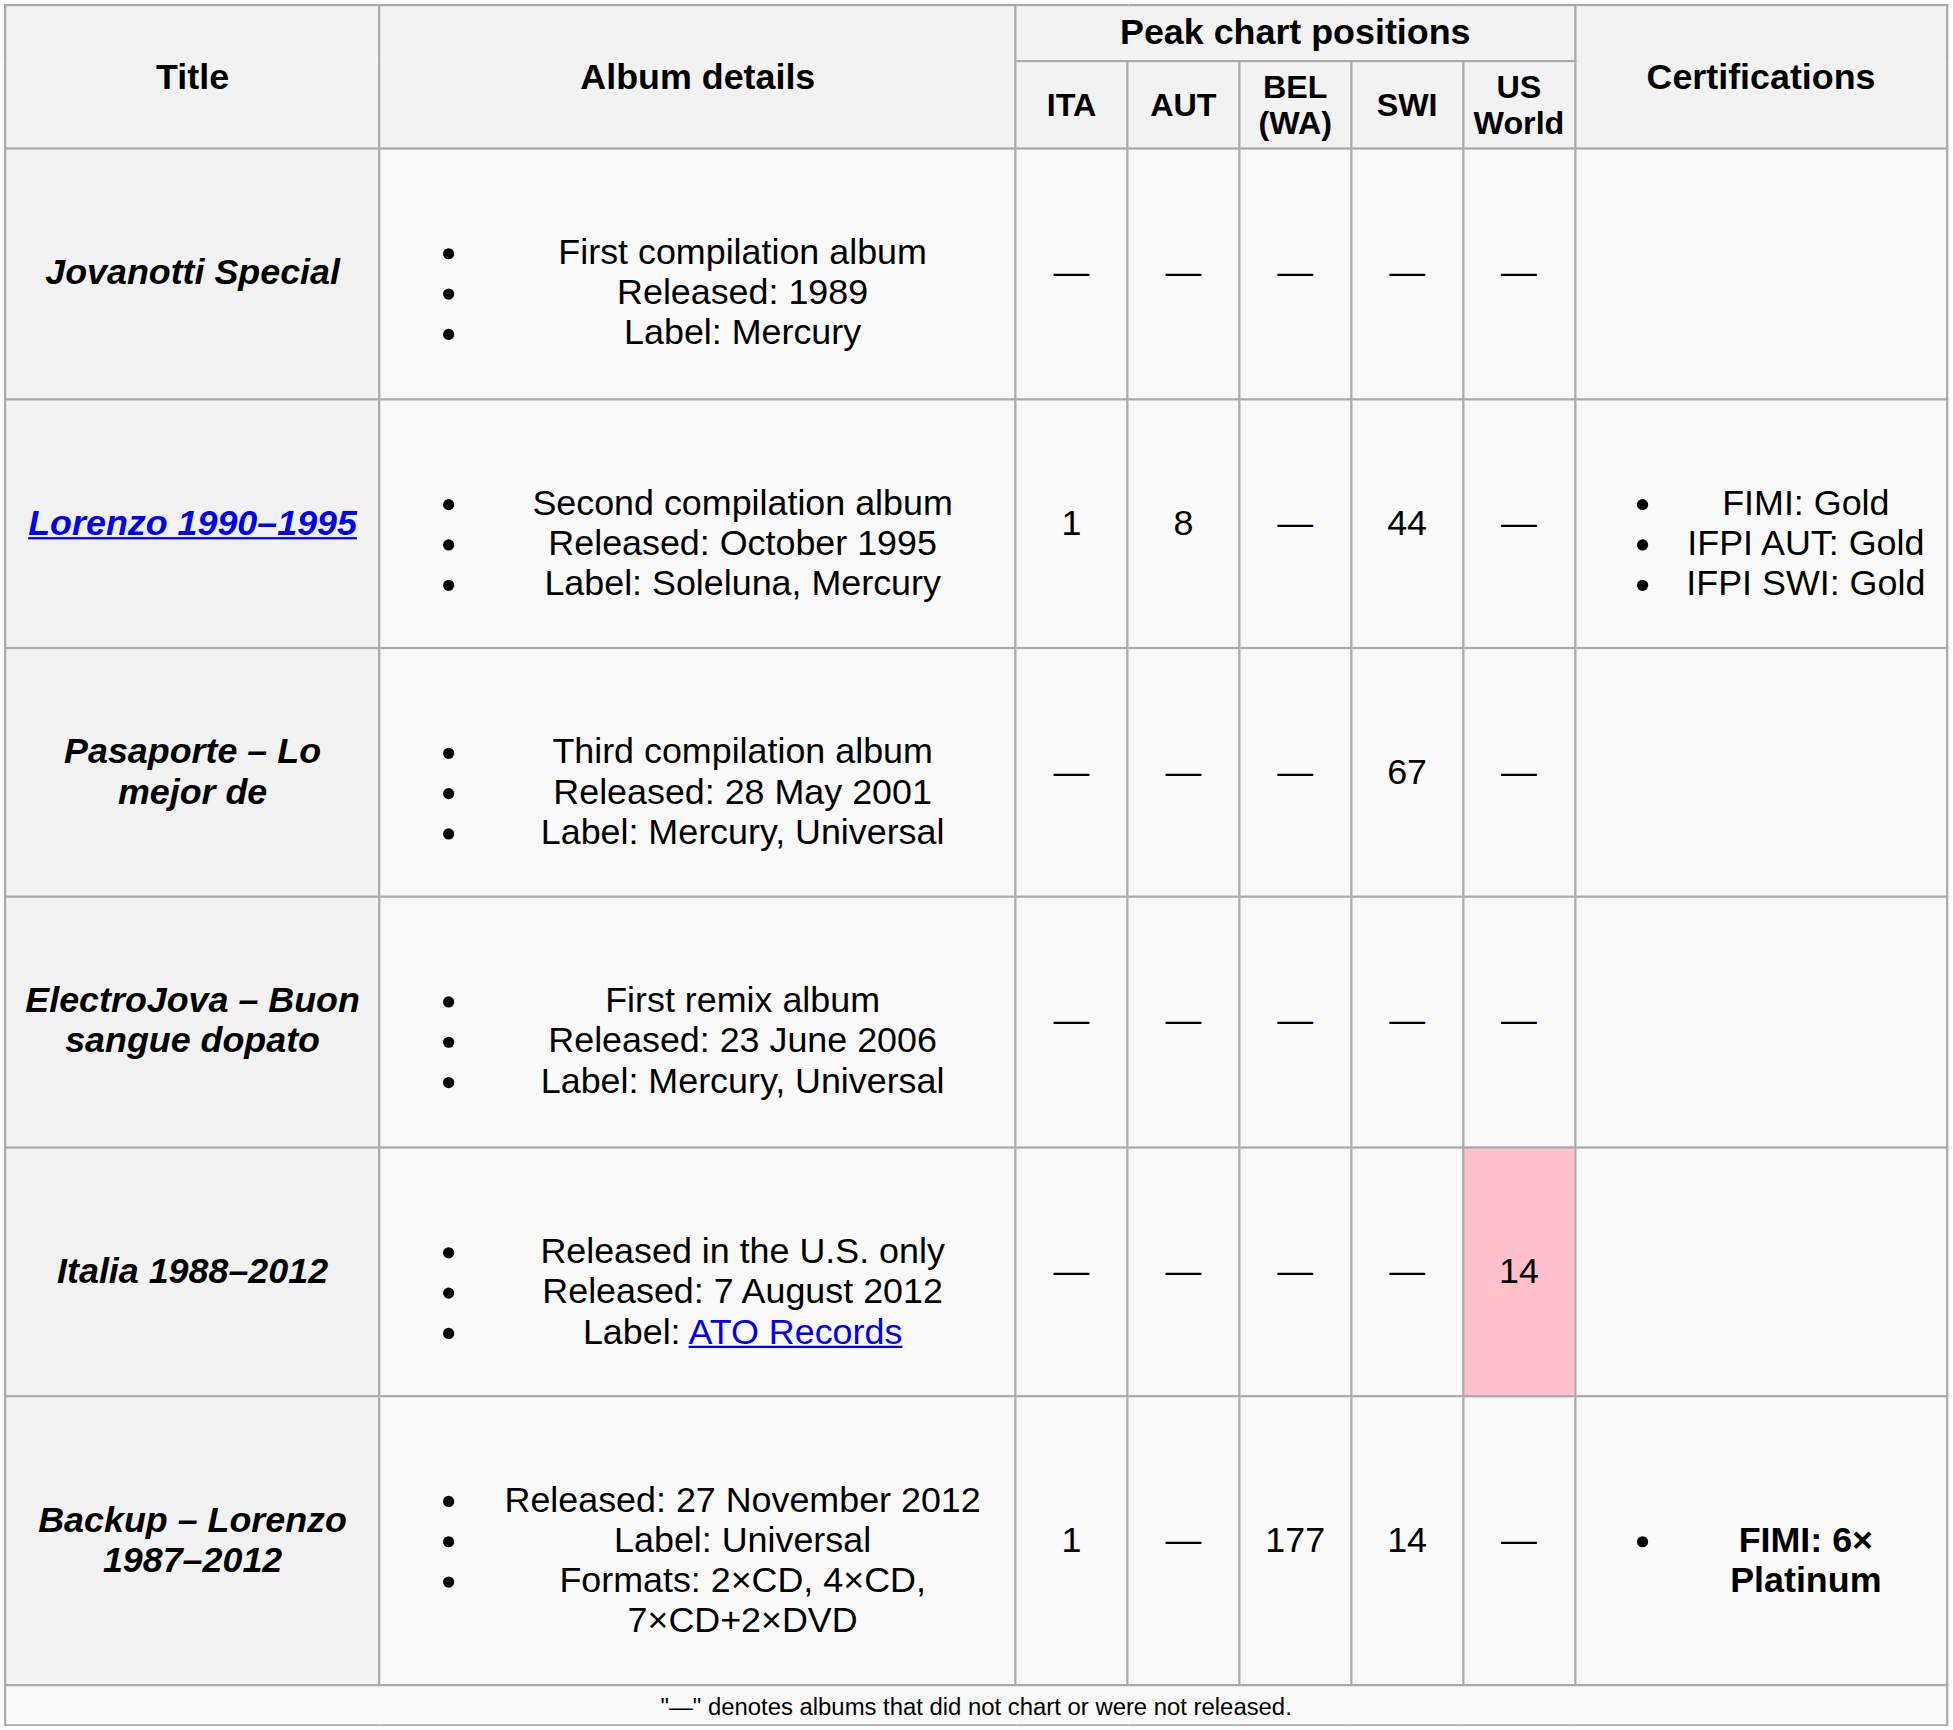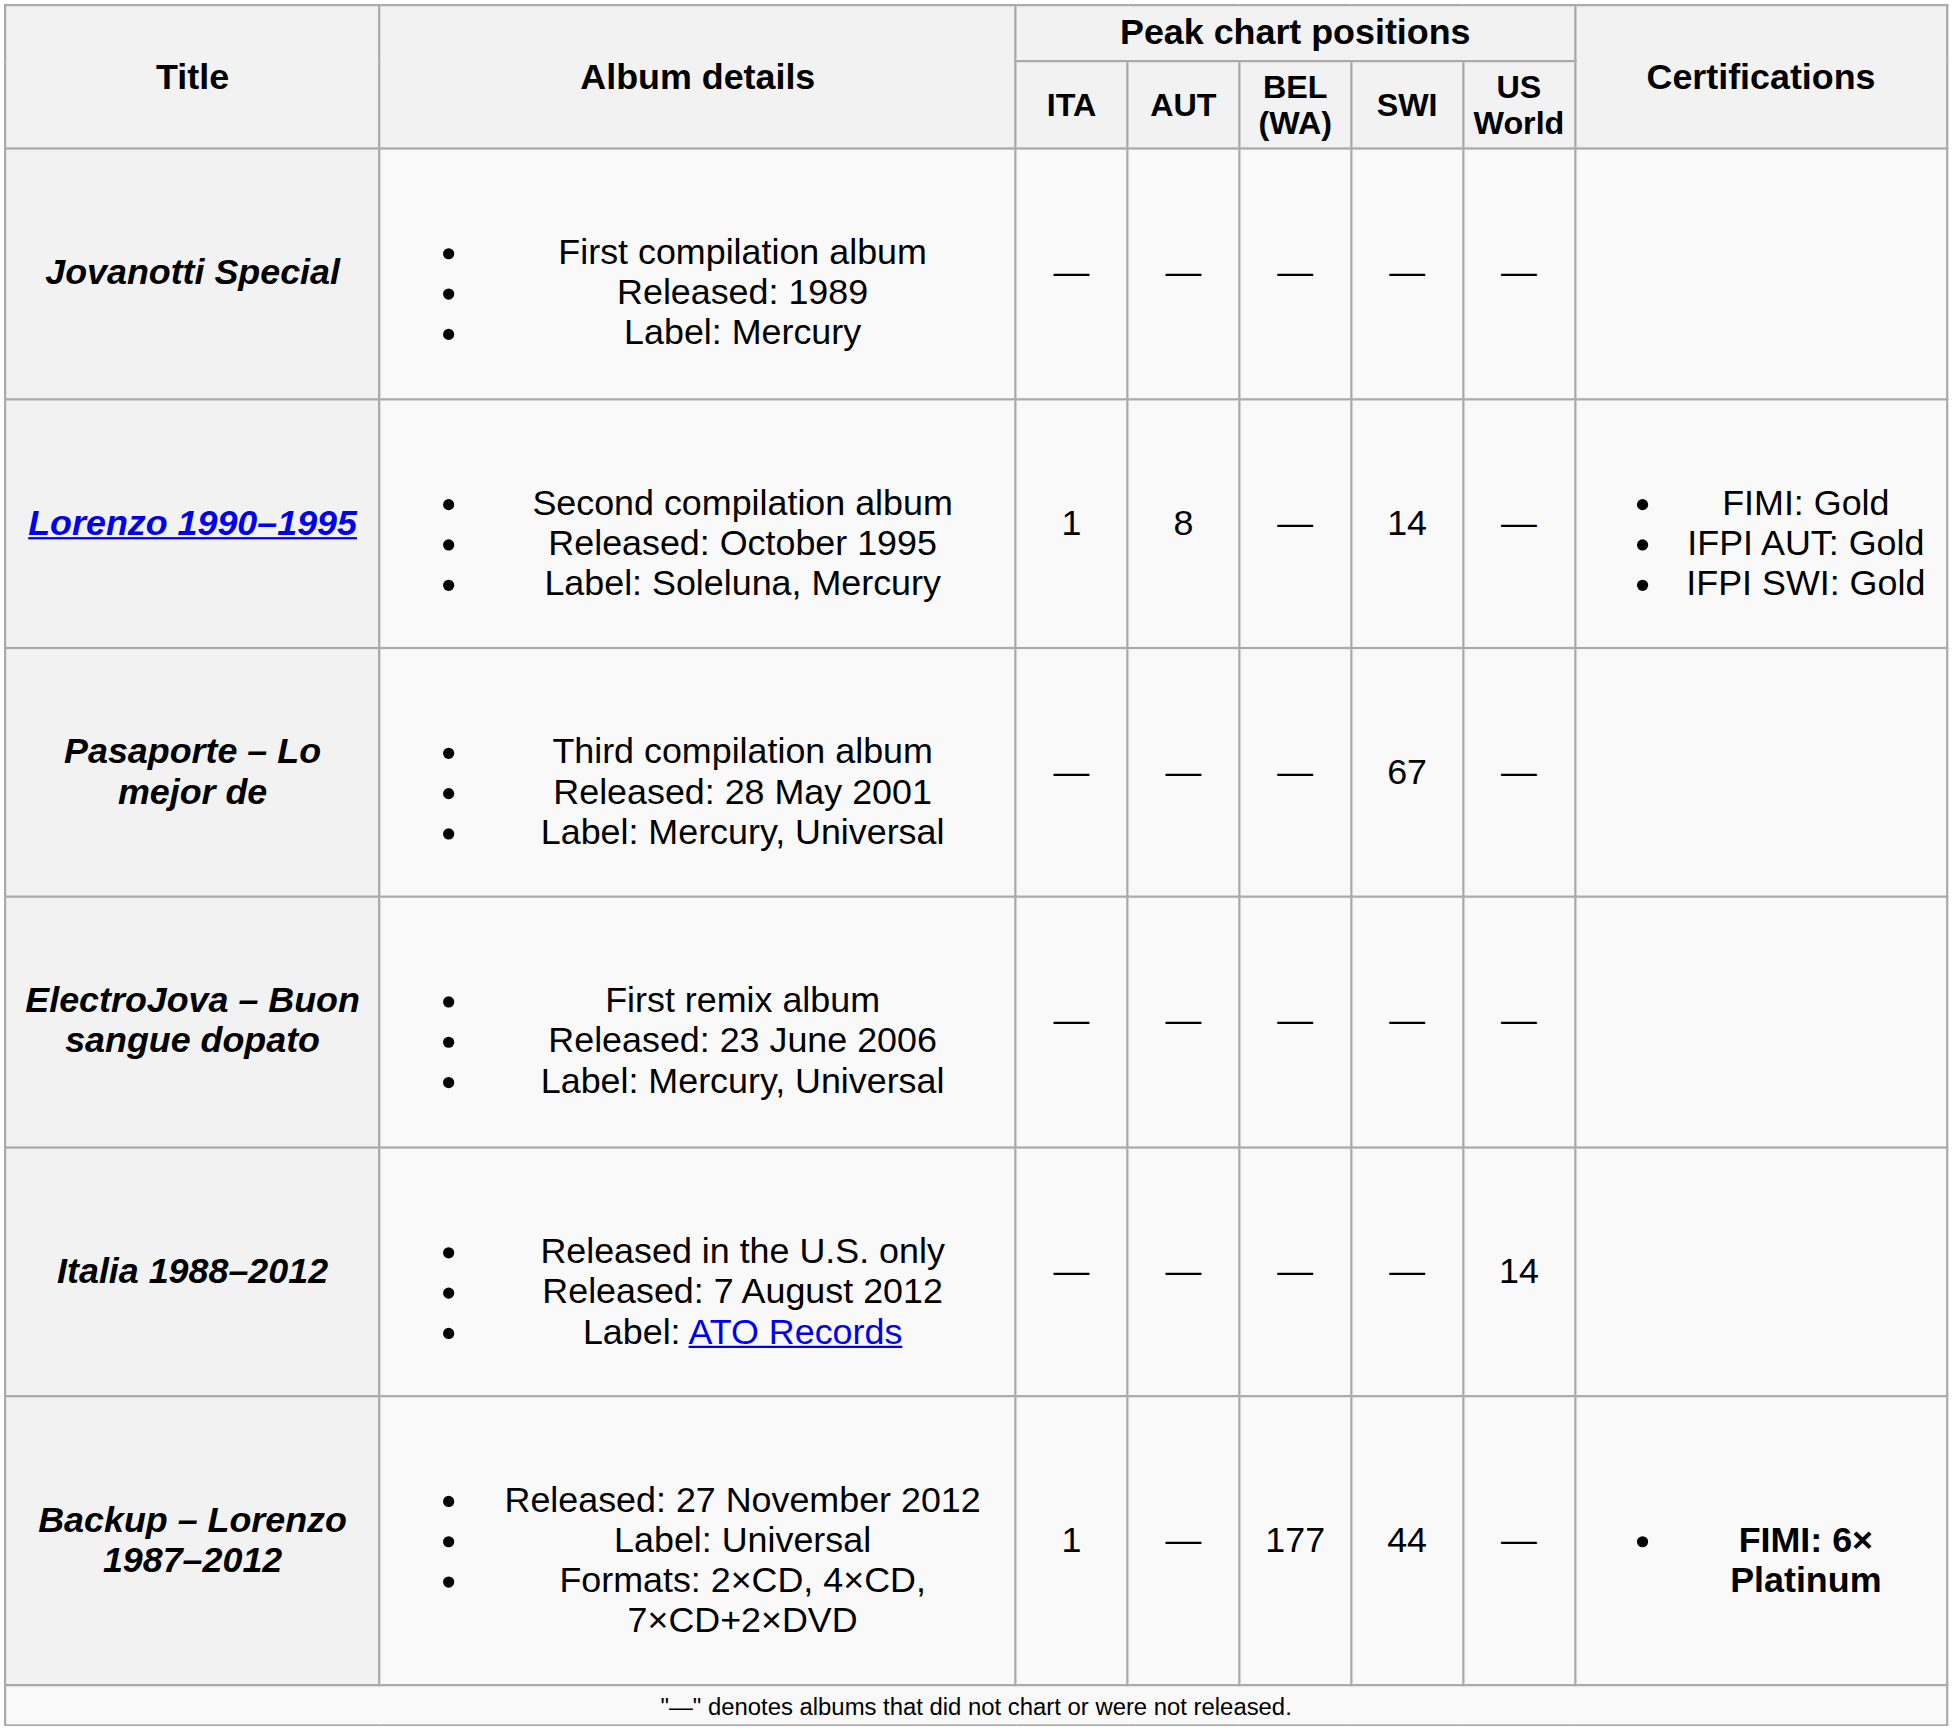(1407, 522) 44 -> (1407, 522) 14
(1519, 1270) pink background -> (1519, 1270) no background
(1407, 1540) 14 -> (1407, 1540) 44
